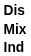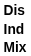rows swapped: (15, 29) <-> (14, 48)
